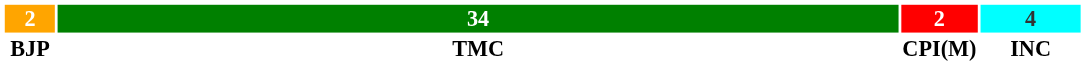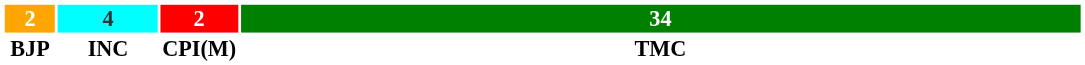columns swapped: (1031, 18) <-> (478, 18)
